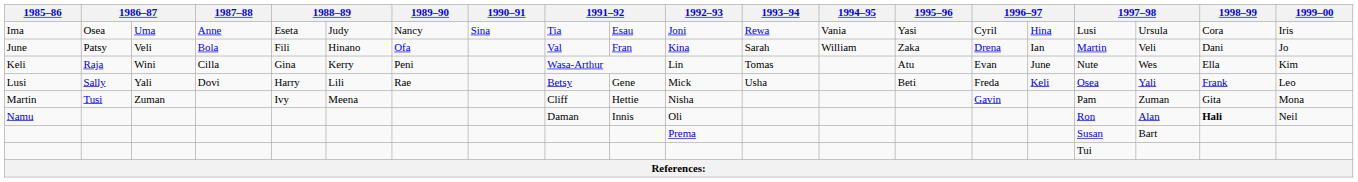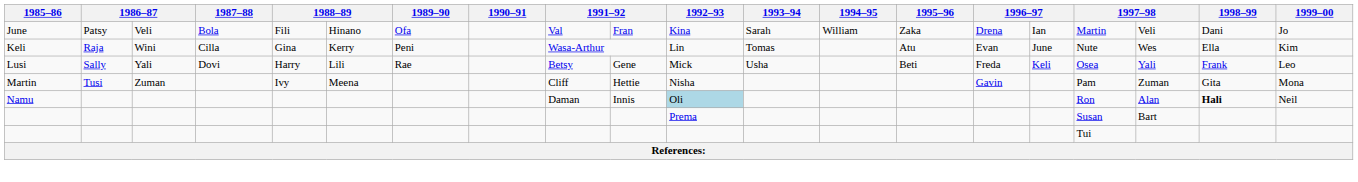- row: (15, 30)
(675, 116) no background -> (676, 99) lightblue background
